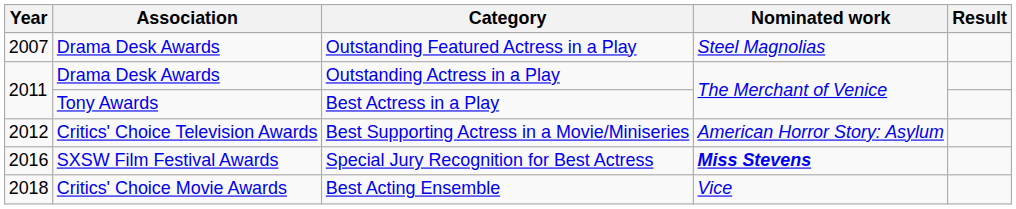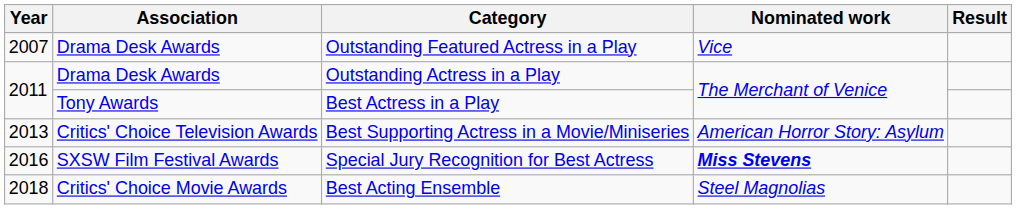(761, 47) Steel Magnolias -> (715, 47) Vice
(29, 132) 2012 -> (29, 132) 2013
(715, 189) Vice -> (761, 189) Steel Magnolias
